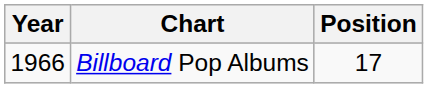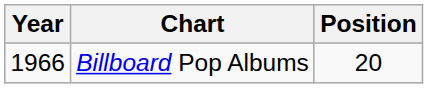(368, 62) 17 -> (368, 62) 20
